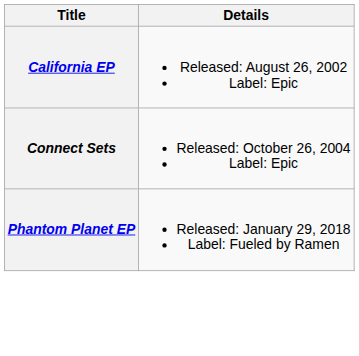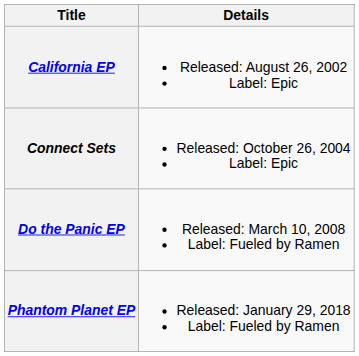+ row: (71, 229)
